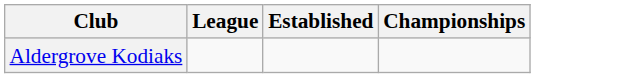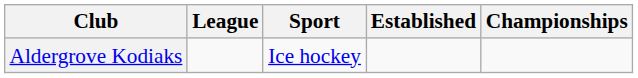+ column: (315, 21)
